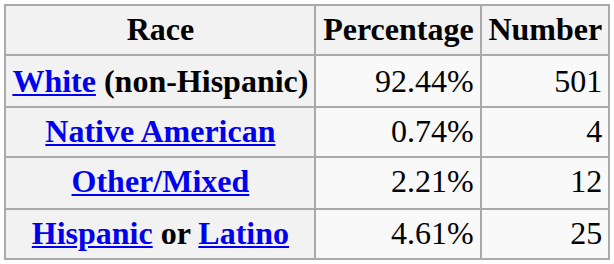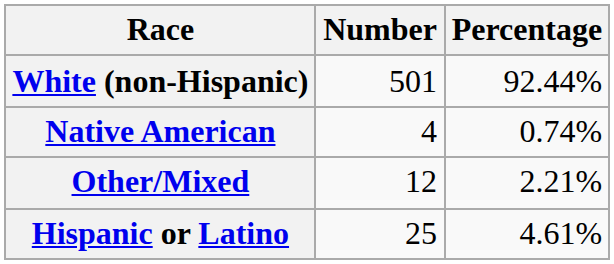columns swapped: (545, 29) <-> (398, 29)
